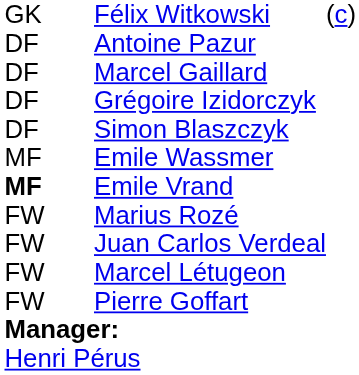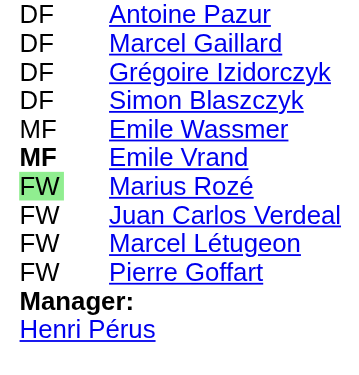- row: (182, 14)
(25, 215) no background -> (40, 186) lightgreen background
